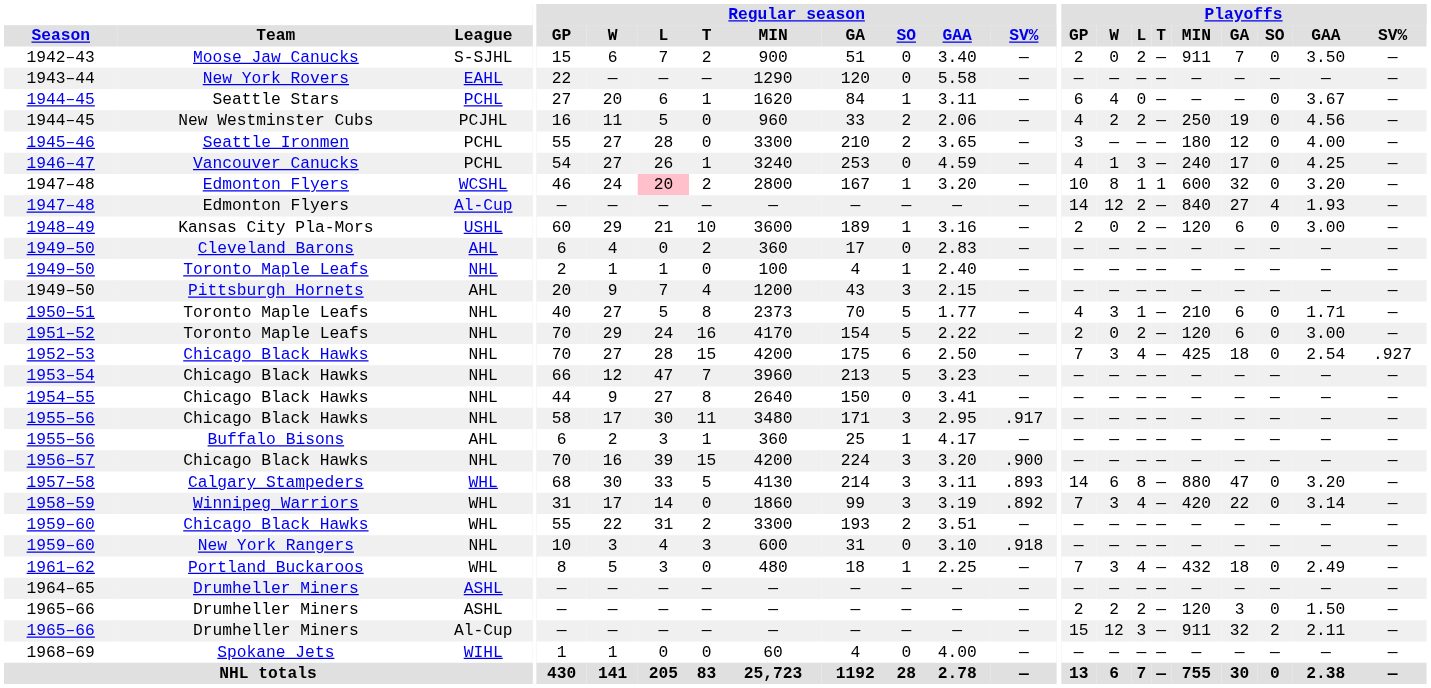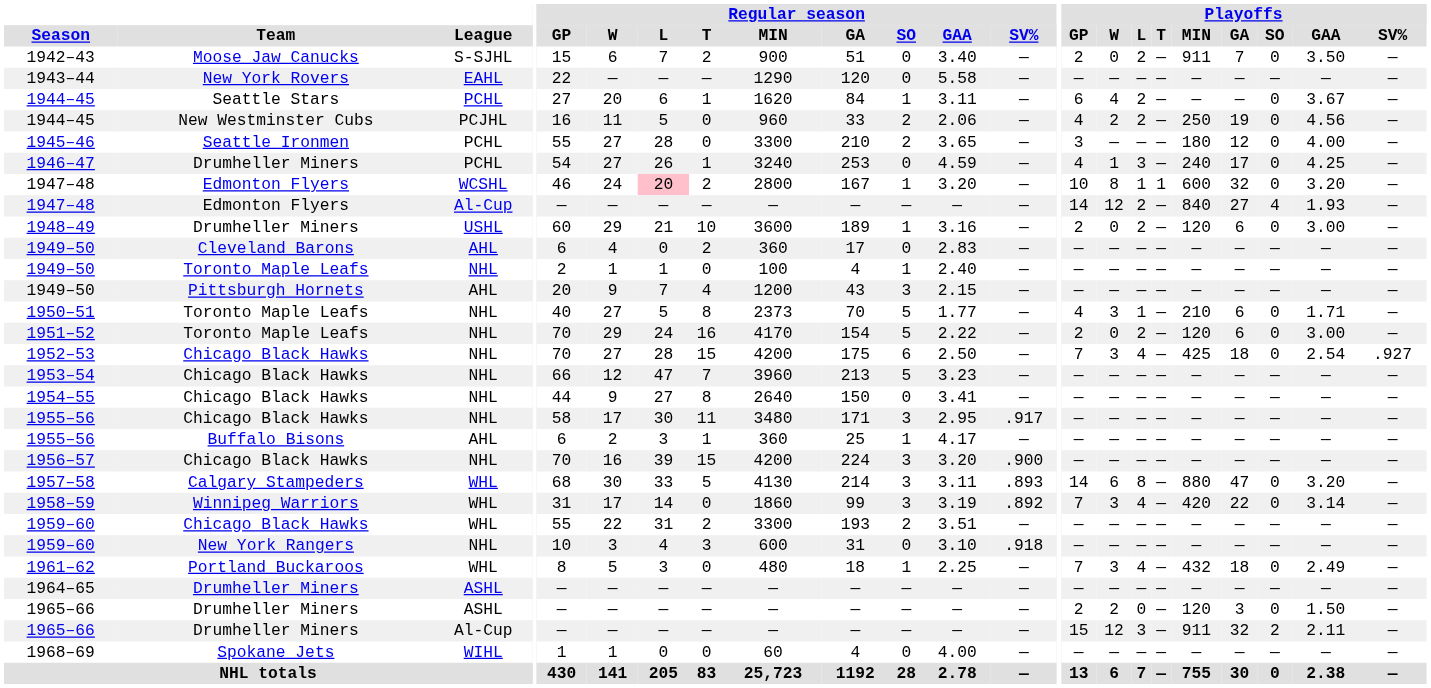(1142, 100) 0 -> (1142, 100) 2
(276, 163) Vancouver Canucks -> (276, 163) Drumheller Miners
(276, 227) Kansas City Pla-Mors -> (276, 227) Drumheller Miners
(1142, 610) 2 -> (1142, 610) 0
